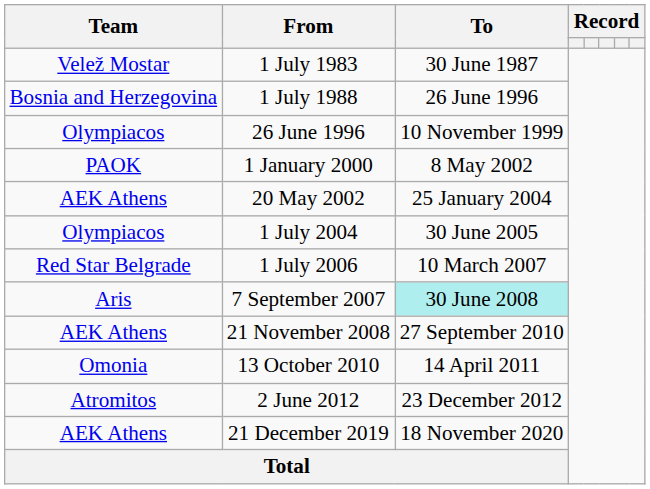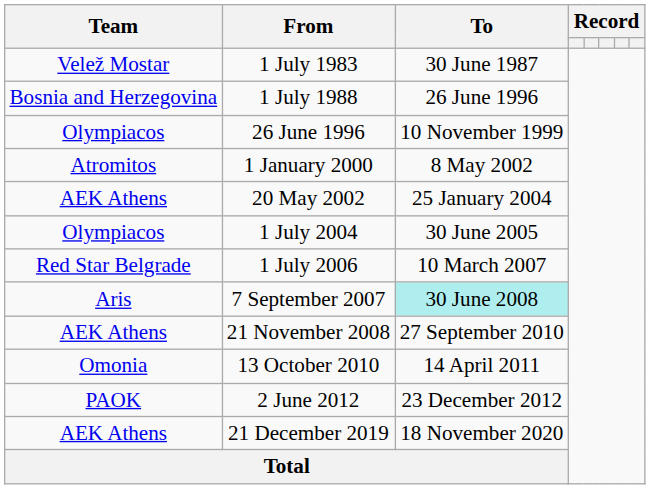(113, 164) PAOK -> (113, 164) Atromitos
(113, 399) Atromitos -> (113, 399) PAOK
